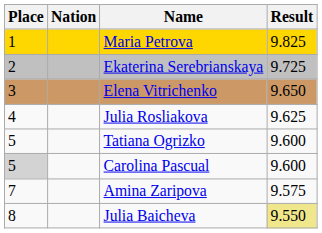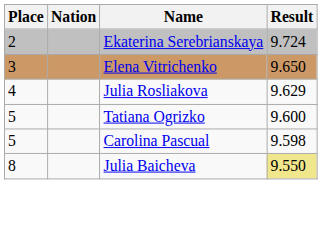- row: (148, 41)
(288, 66) 9.725 -> (288, 41) 9.724
(288, 116) 9.625 -> (288, 91) 9.629
(12, 166) lightgrey background -> (12, 141) no background
(288, 166) 9.600 -> (288, 141) 9.598
- row: (155, 191)
